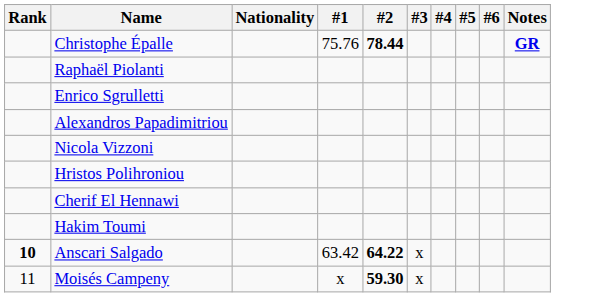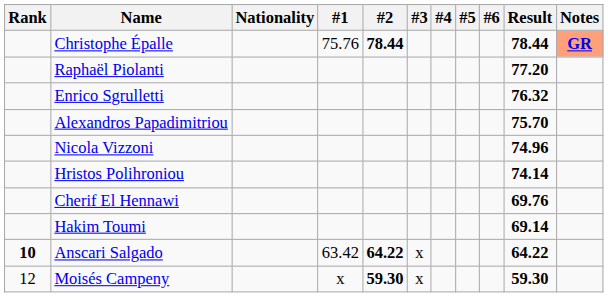+ column: (530, 17)
(527, 43) no background -> (580, 43) lightsalmon background
(28, 278) 11 -> (28, 278) 12
